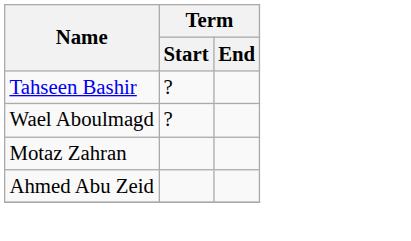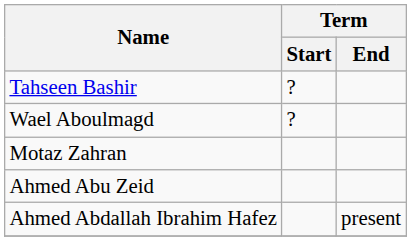+ row: (143, 218)
